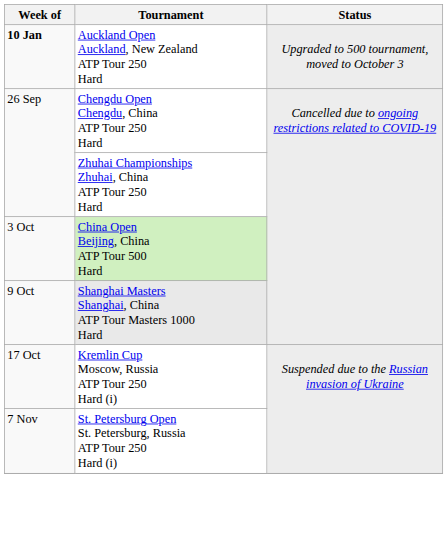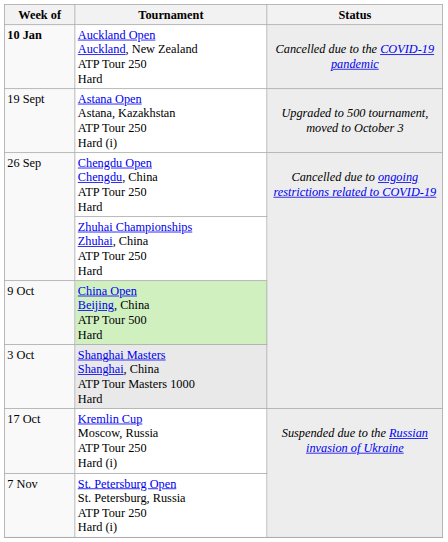(355, 57) Upgraded to 500 tournament, moved to October 3 -> (355, 57) Cancelled due to the COVID-19 pandemic
+ row: (127, 121)
(21, 227) 3 Oct -> (21, 291) 9 Oct
(21, 291) 9 Oct -> (21, 355) 3 Oct
